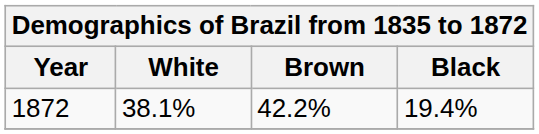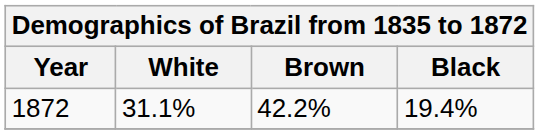(159, 108) 38.1% -> (159, 108) 31.1%
